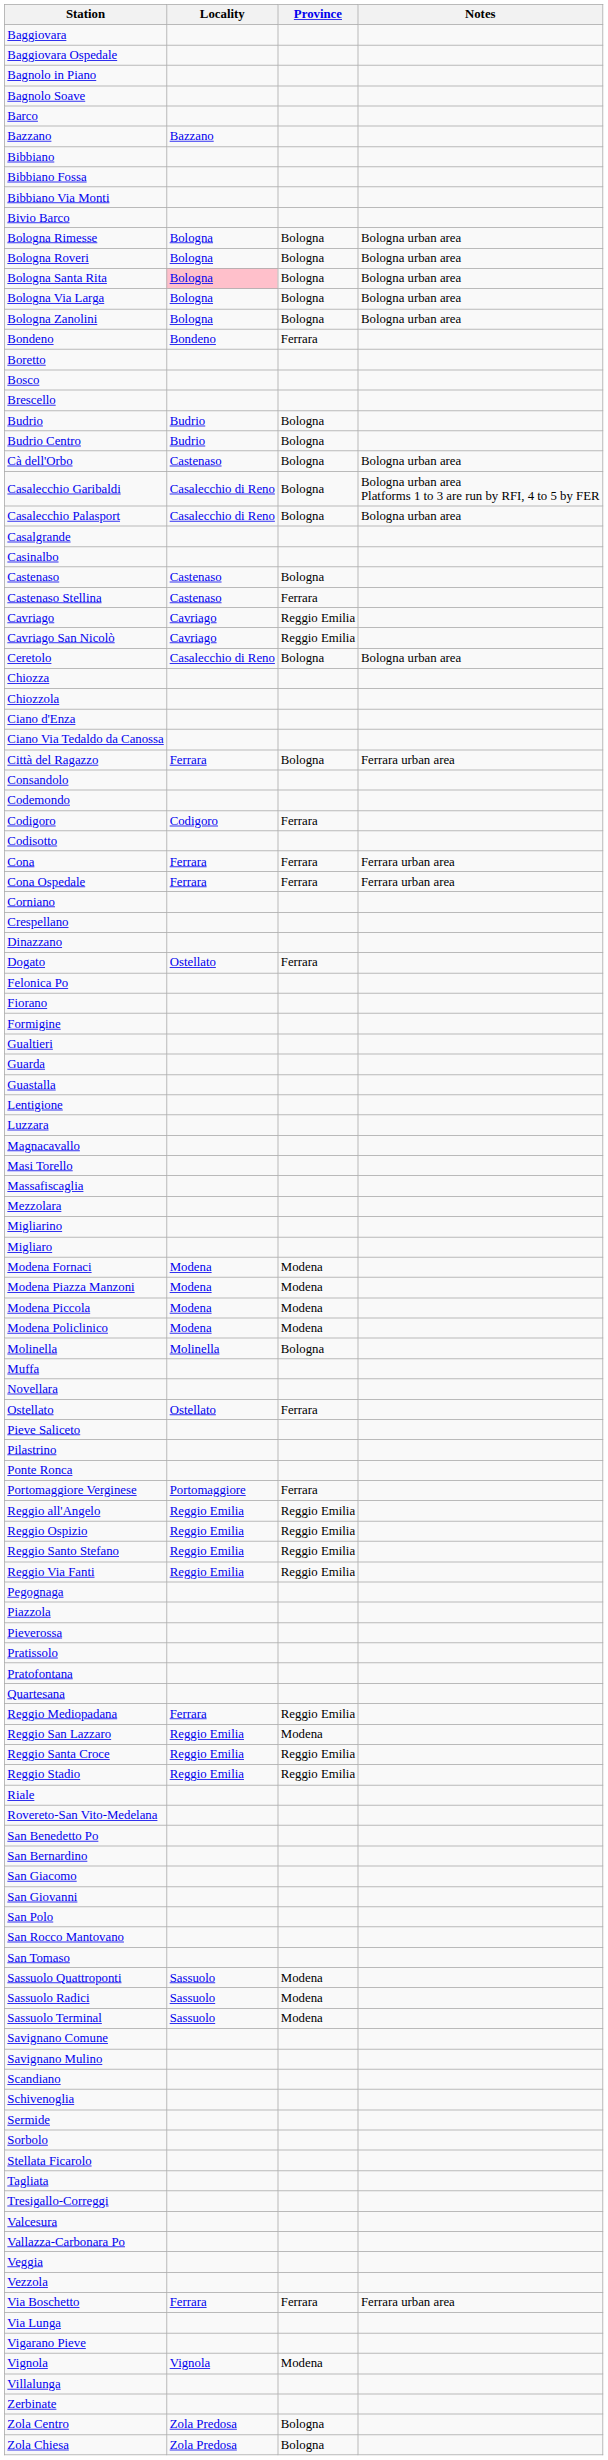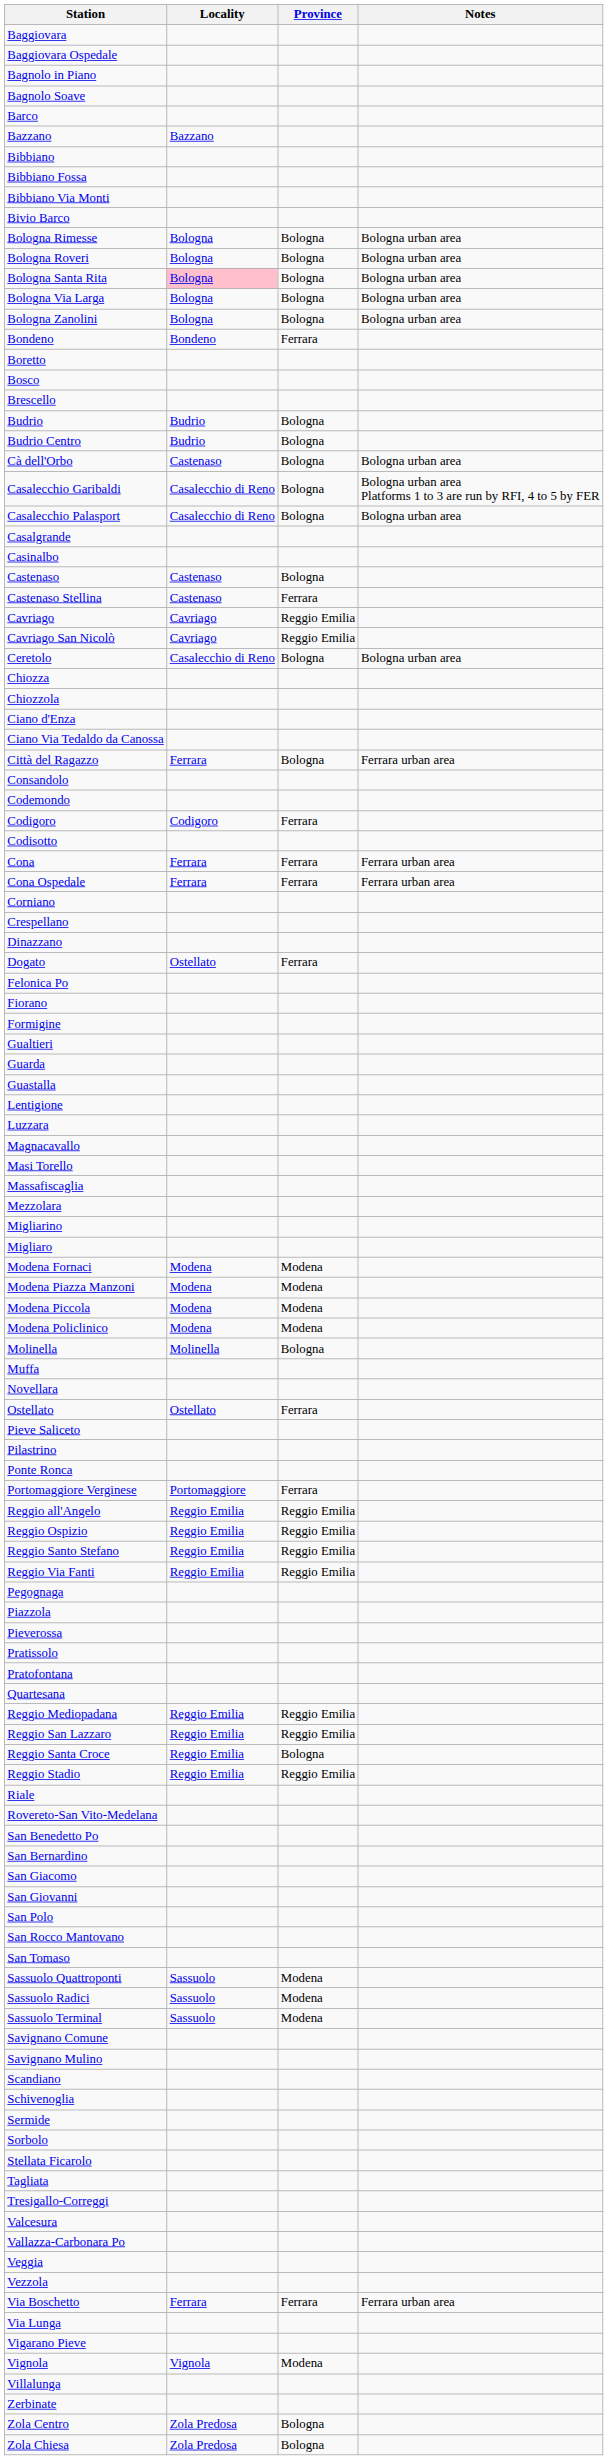(188, 1713) Ferrara -> (207, 1713) Reggio Emilia
(302, 1734) Modena -> (318, 1734) Reggio Emilia
(318, 1754) Reggio Emilia -> (302, 1754) Bologna
